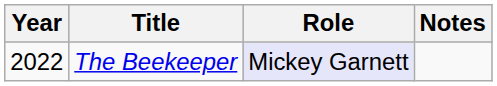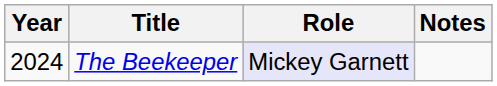(37, 61) 2022 -> (37, 61) 2024
